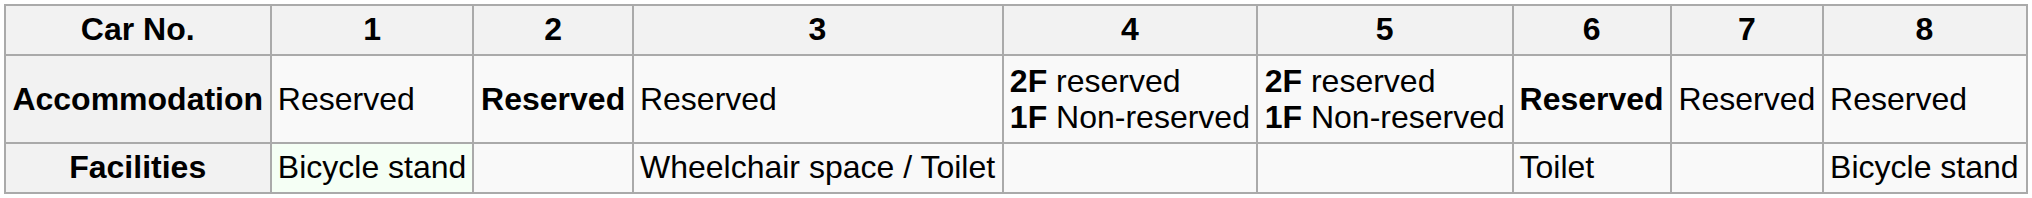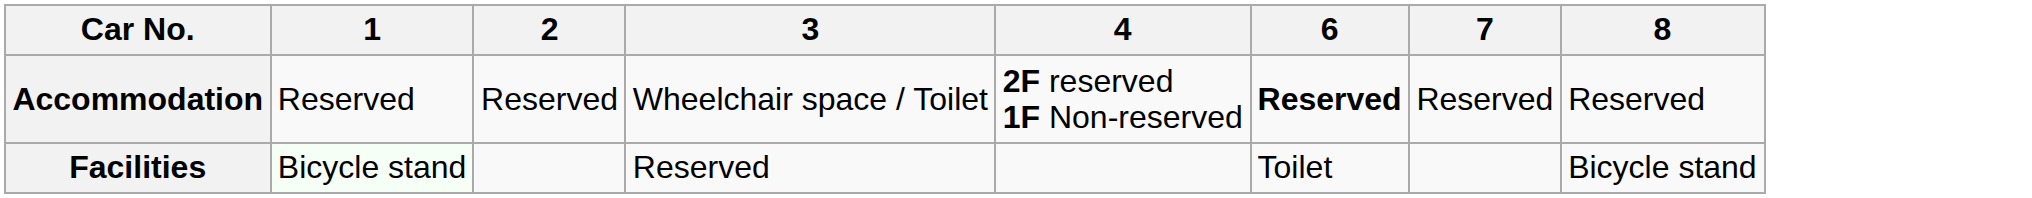- column: (1385, 29)
(553, 98) bold -> (550, 98) normal
(708, 98) Reserved -> (810, 98) Wheelchair space / Toilet
(818, 167) Wheelchair space / Toilet -> (701, 167) Reserved
